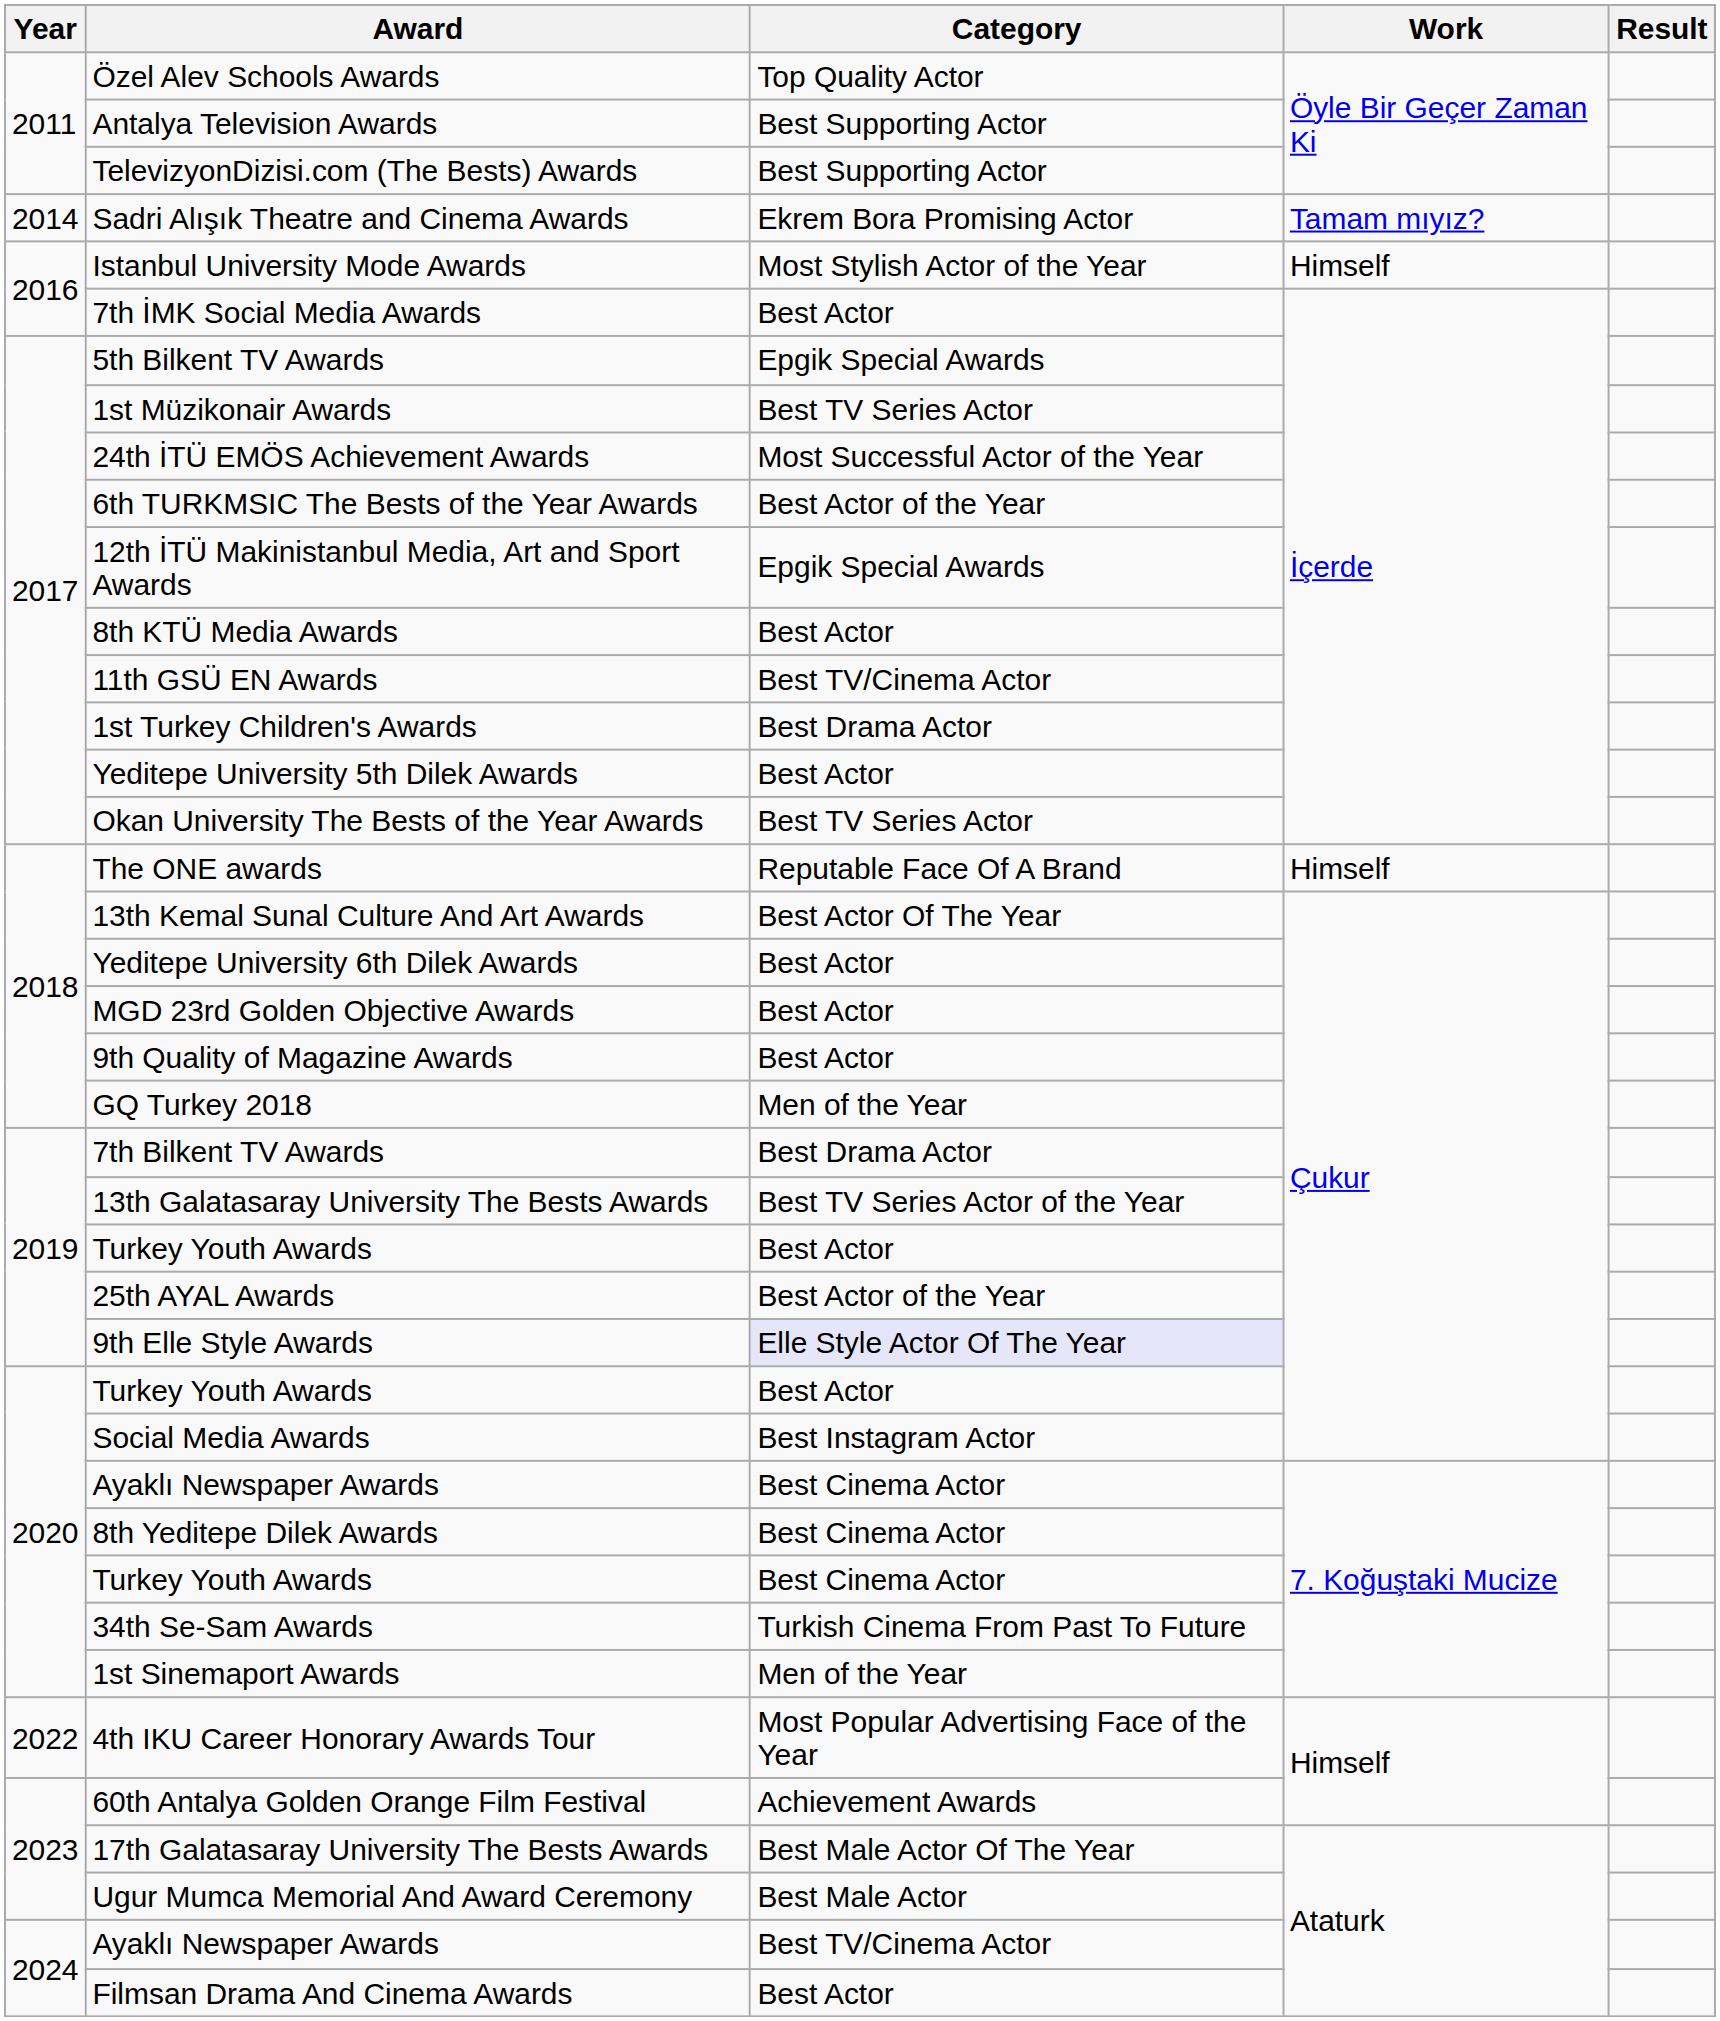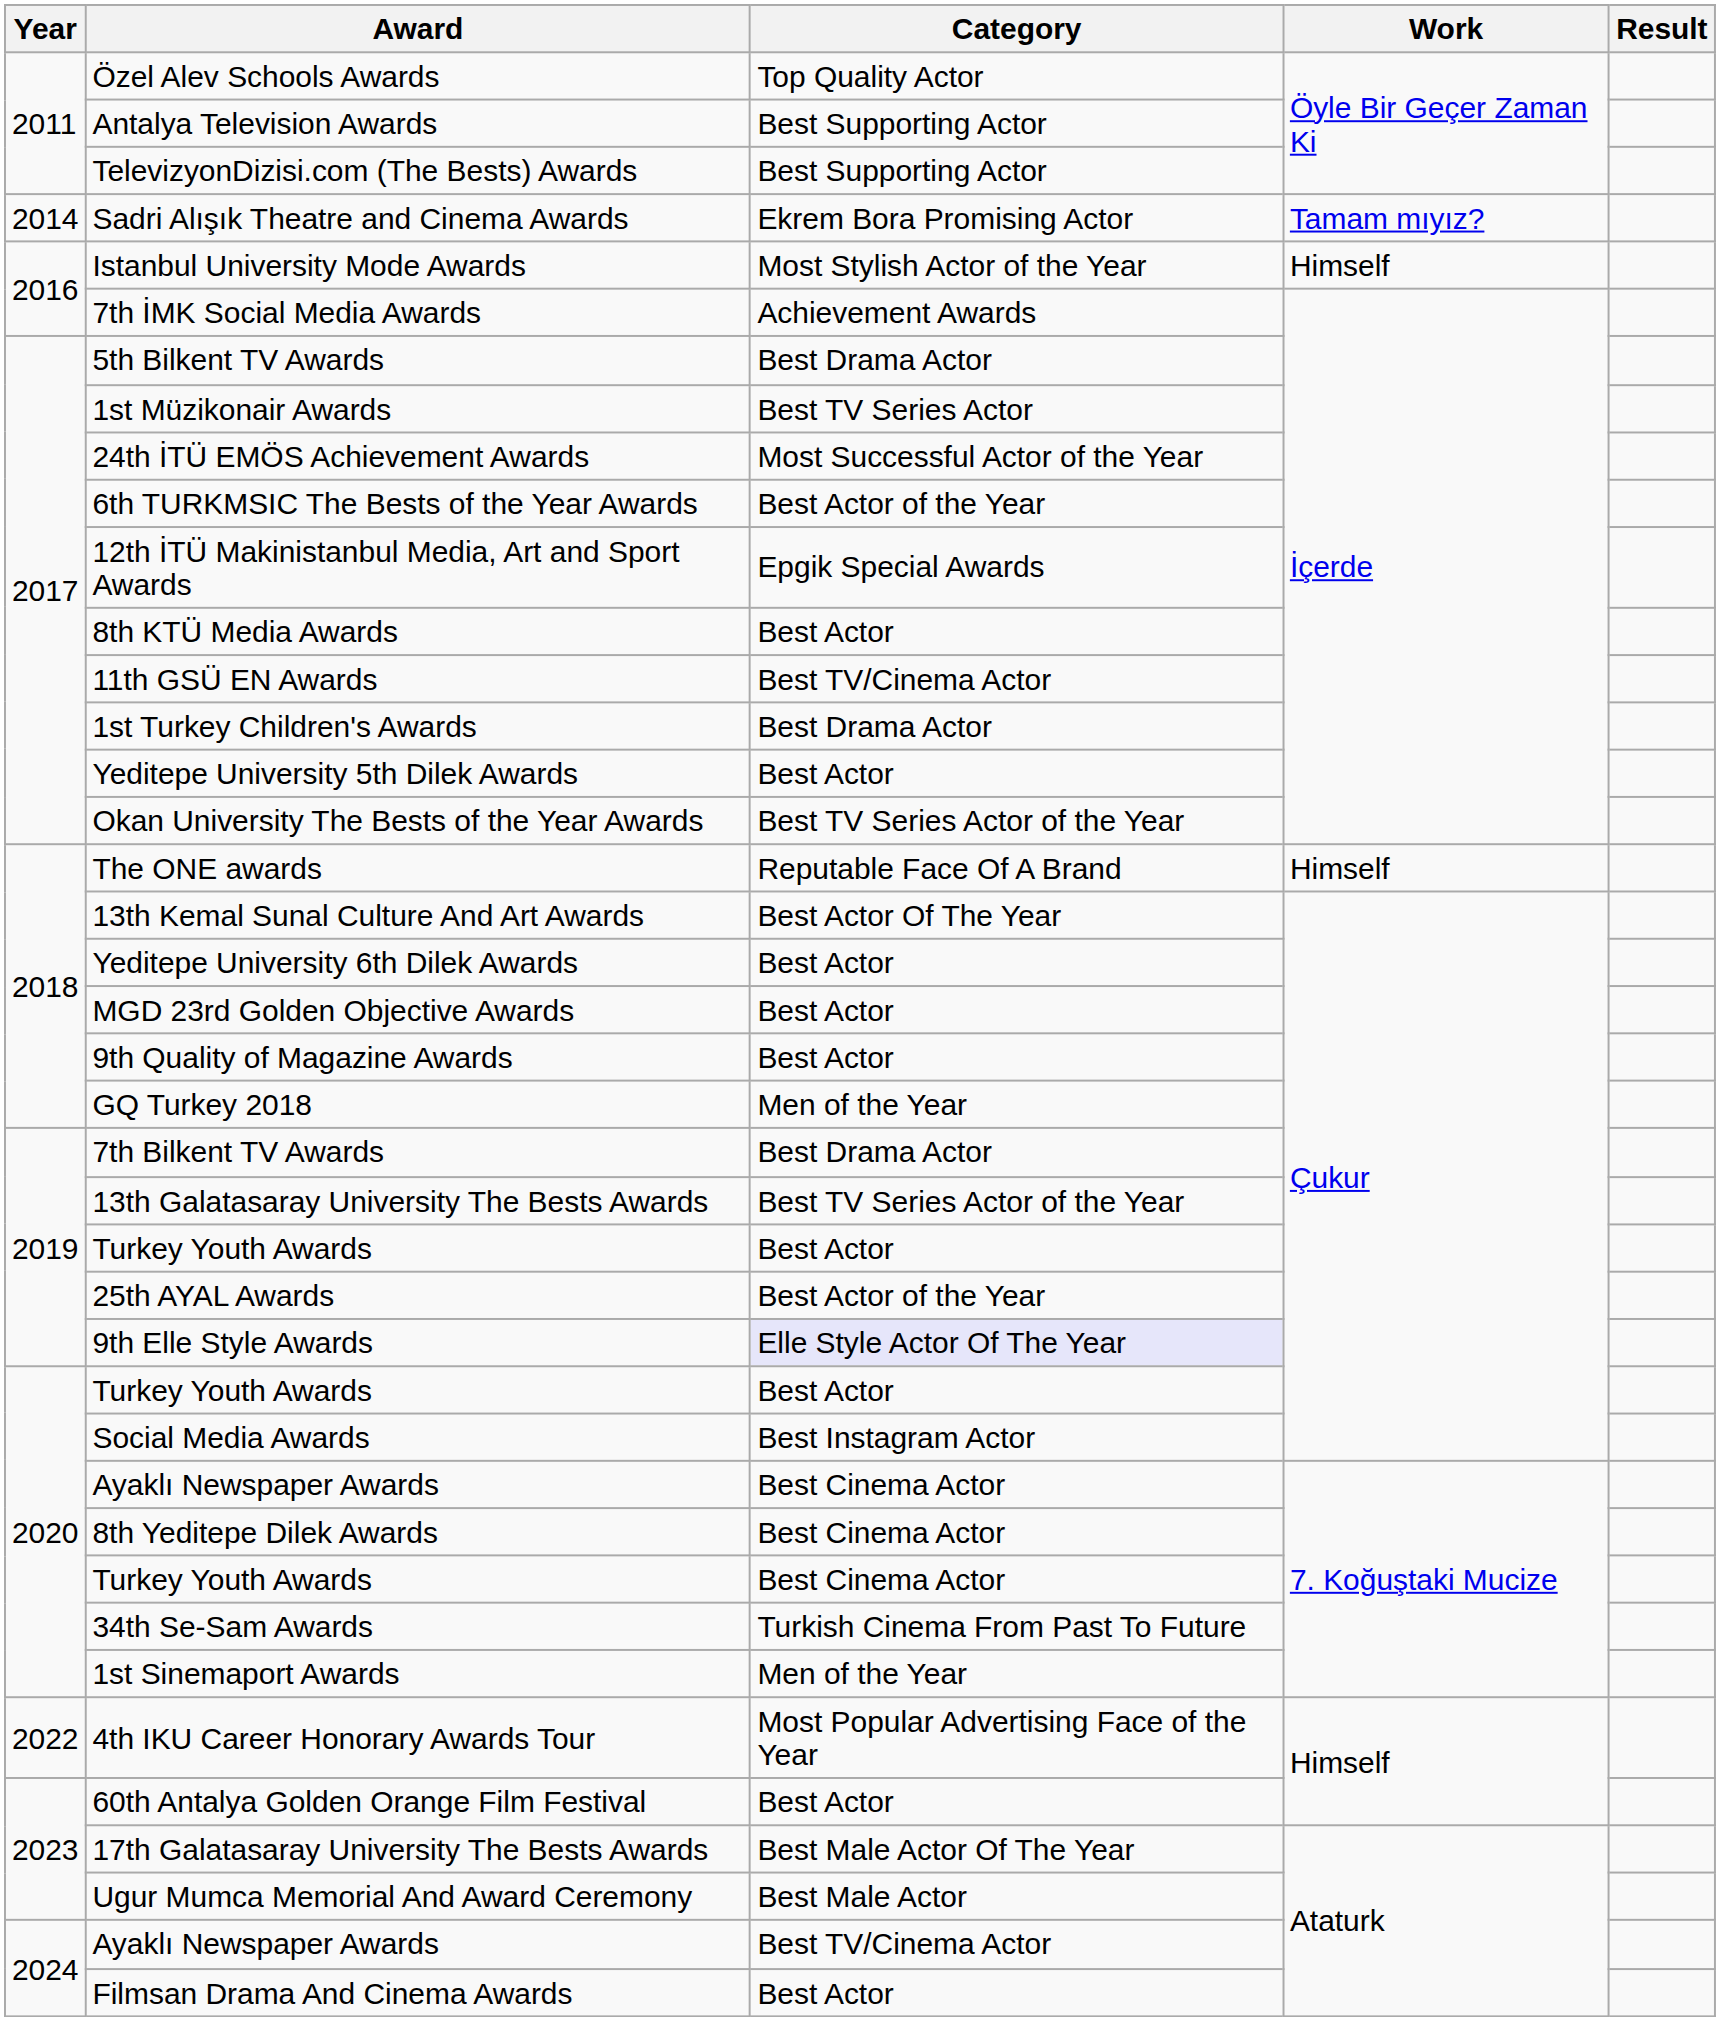(826, 313) Best Actor -> (897, 313) Achievement Awards
(901, 361) Epgik Special Awards -> (875, 361) Best Drama Actor
(895, 821) Best TV Series Actor -> (971, 821) Best TV Series Actor of the Year
(897, 1802) Achievement Awards -> (826, 1802) Best Actor
